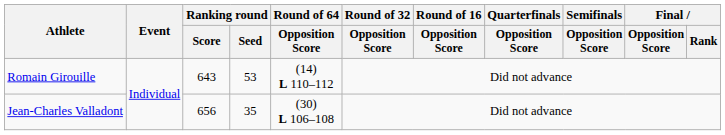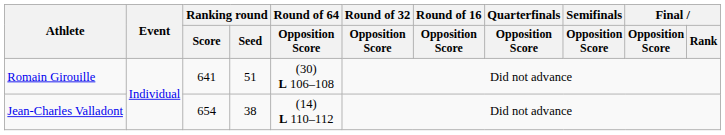(207, 76) 643 -> (207, 76) 641
(250, 76) 53 -> (250, 76) 51
(306, 76) (14) L 110–112 -> (306, 76) (30) L 106–108
(207, 112) 656 -> (207, 112) 654
(250, 112) 35 -> (250, 112) 38
(306, 112) (30) L 106–108 -> (306, 112) (14) L 110–112
